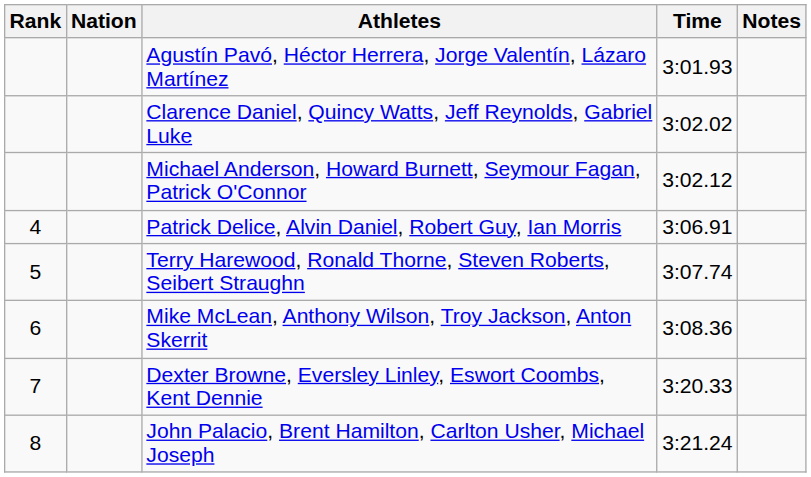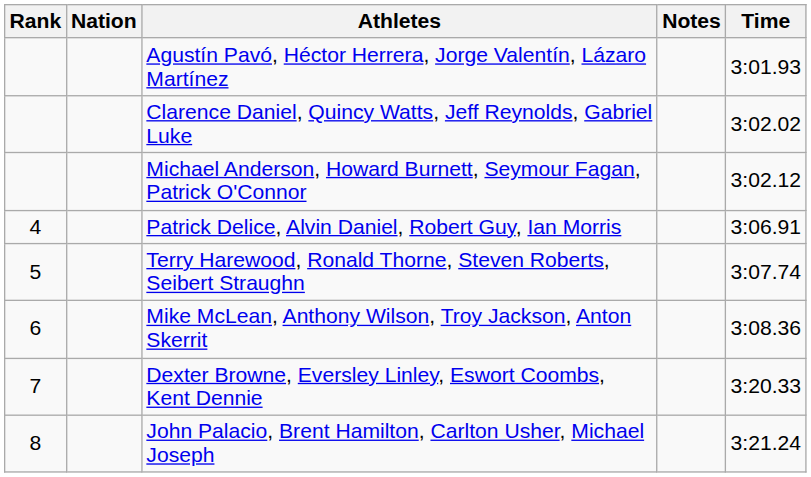columns swapped: (697, 21) <-> (772, 21)
